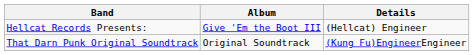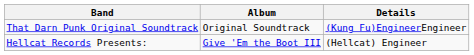rows swapped: (77, 27) <-> (102, 42)
